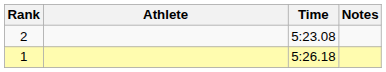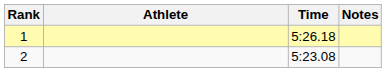rows swapped: (24, 57) <-> (24, 36)
